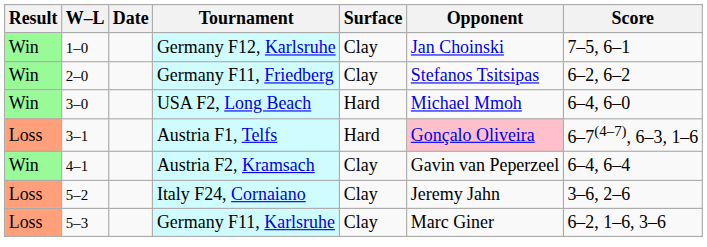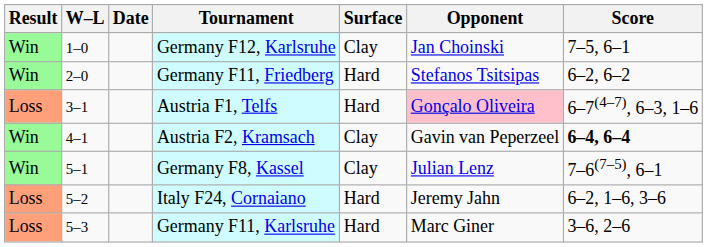(361, 75) Clay -> (362, 75) Hard
- row: (234, 103)
(599, 165) normal -> (599, 137) bold
+ row: (230, 168)
(361, 194) Clay -> (362, 198) Hard
(599, 194) 3–6, 2–6 -> (617, 198) 6–2, 1–6, 3–6
(361, 222) Clay -> (362, 227) Hard
(617, 222) 6–2, 1–6, 3–6 -> (599, 227) 3–6, 2–6
